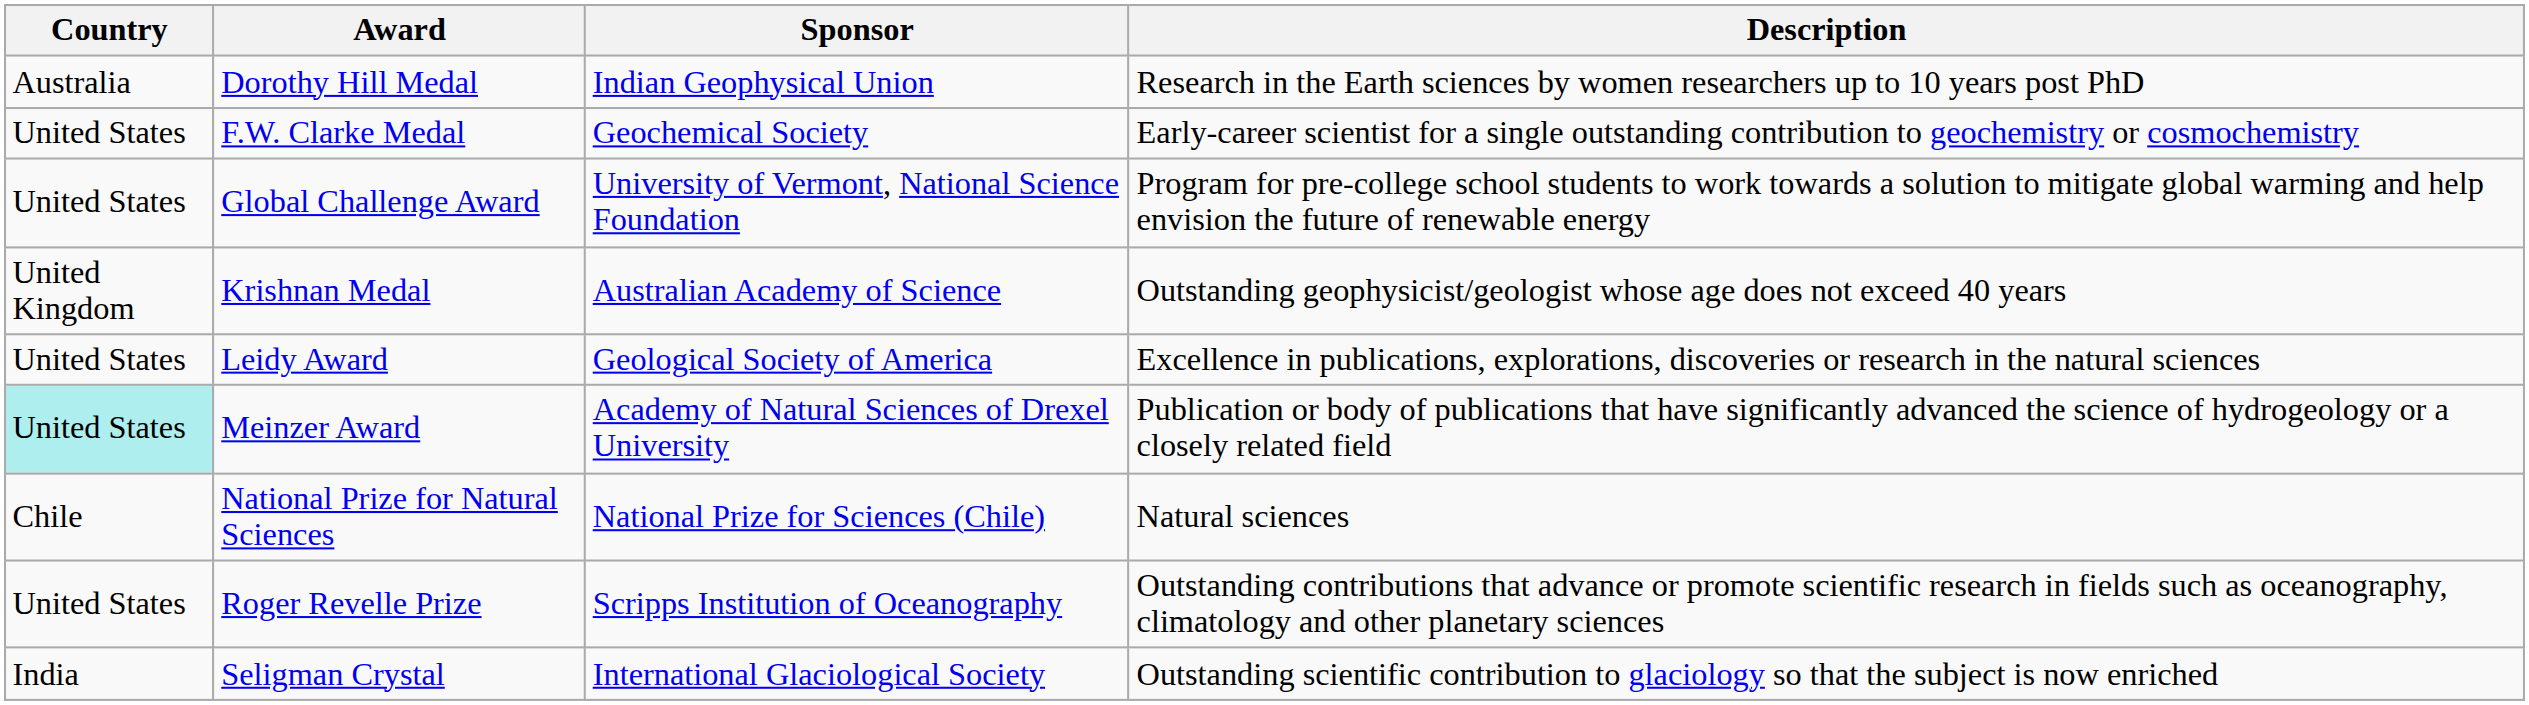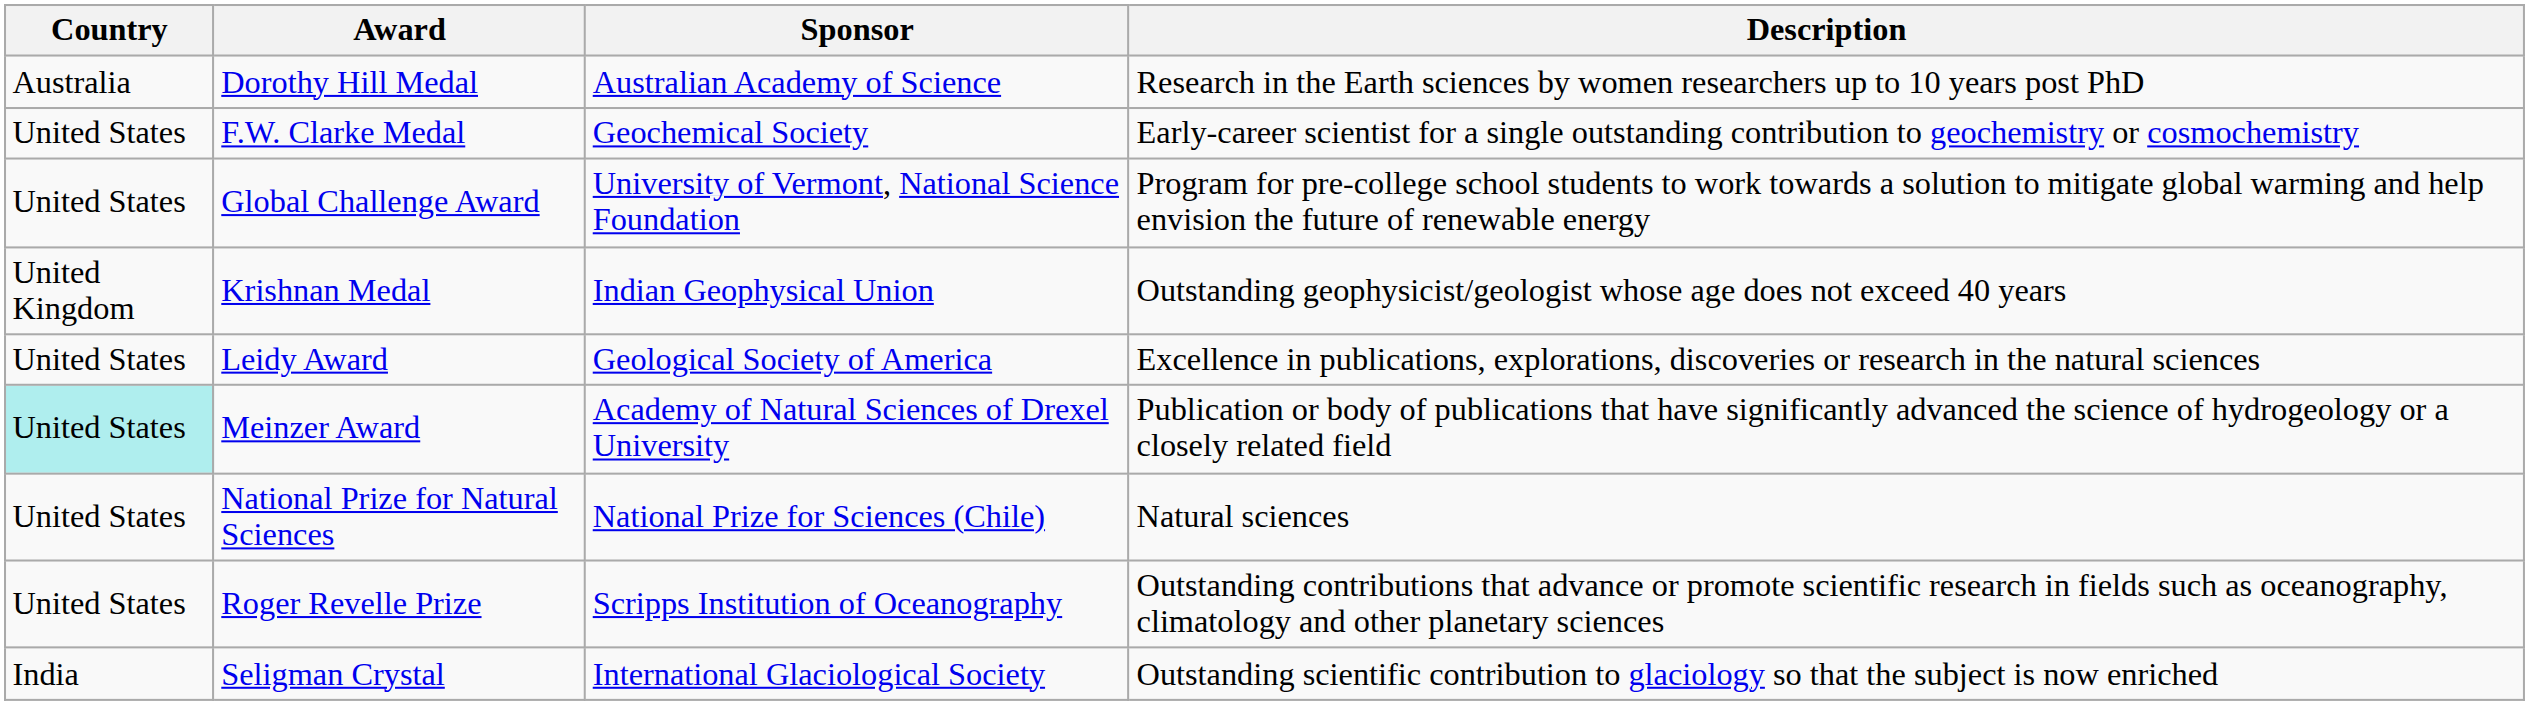(763, 81) Indian Geophysical Union -> (797, 81) Australian Academy of Science
(797, 289) Australian Academy of Science -> (763, 289) Indian Geophysical Union
(47, 516) Chile -> (99, 516) United States
